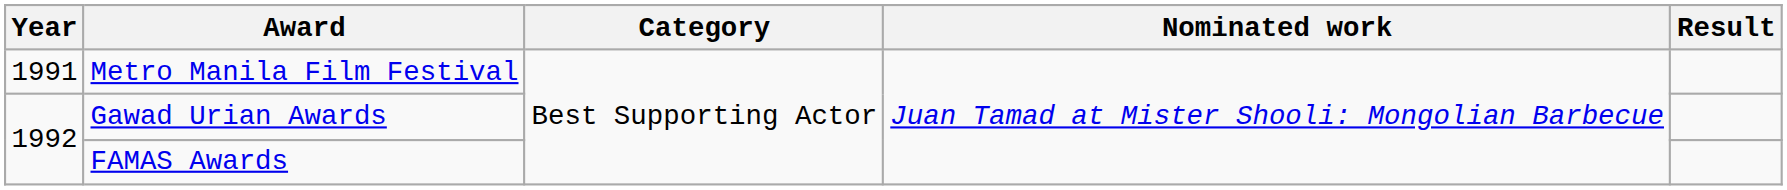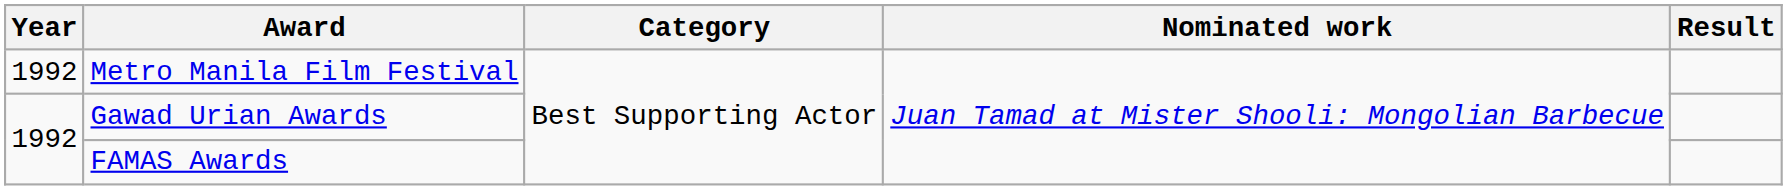(45, 72) 1991 -> (45, 72) 1992
